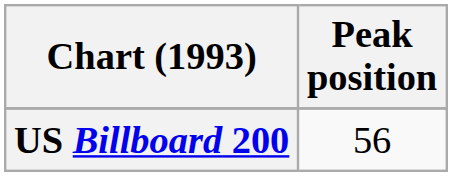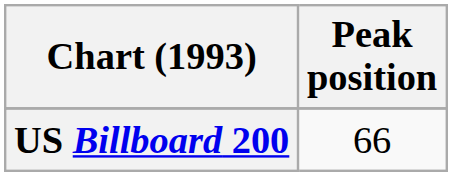(372, 139) 56 -> (372, 139) 66
